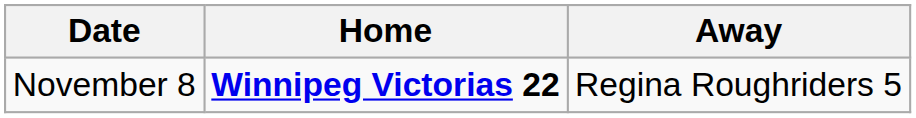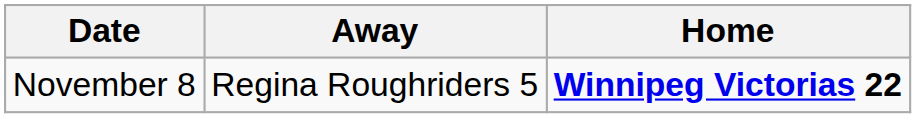columns swapped: (738, 31) <-> (385, 31)
